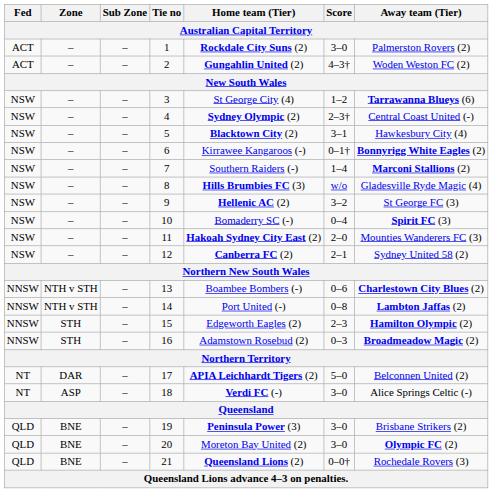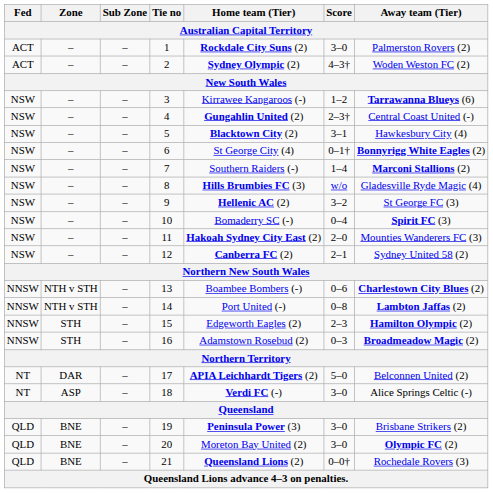(254, 64) Gungahlin United (2) -> (254, 64) Sydney Olympic (2)
(254, 99) St George City (4) -> (254, 99) Kirrawee Kangaroos (-)
(254, 116) Sydney Olympic (2) -> (254, 116) Gungahlin United (2)
(254, 151) Kirrawee Kangaroos (-) -> (254, 151) St George City (4)
